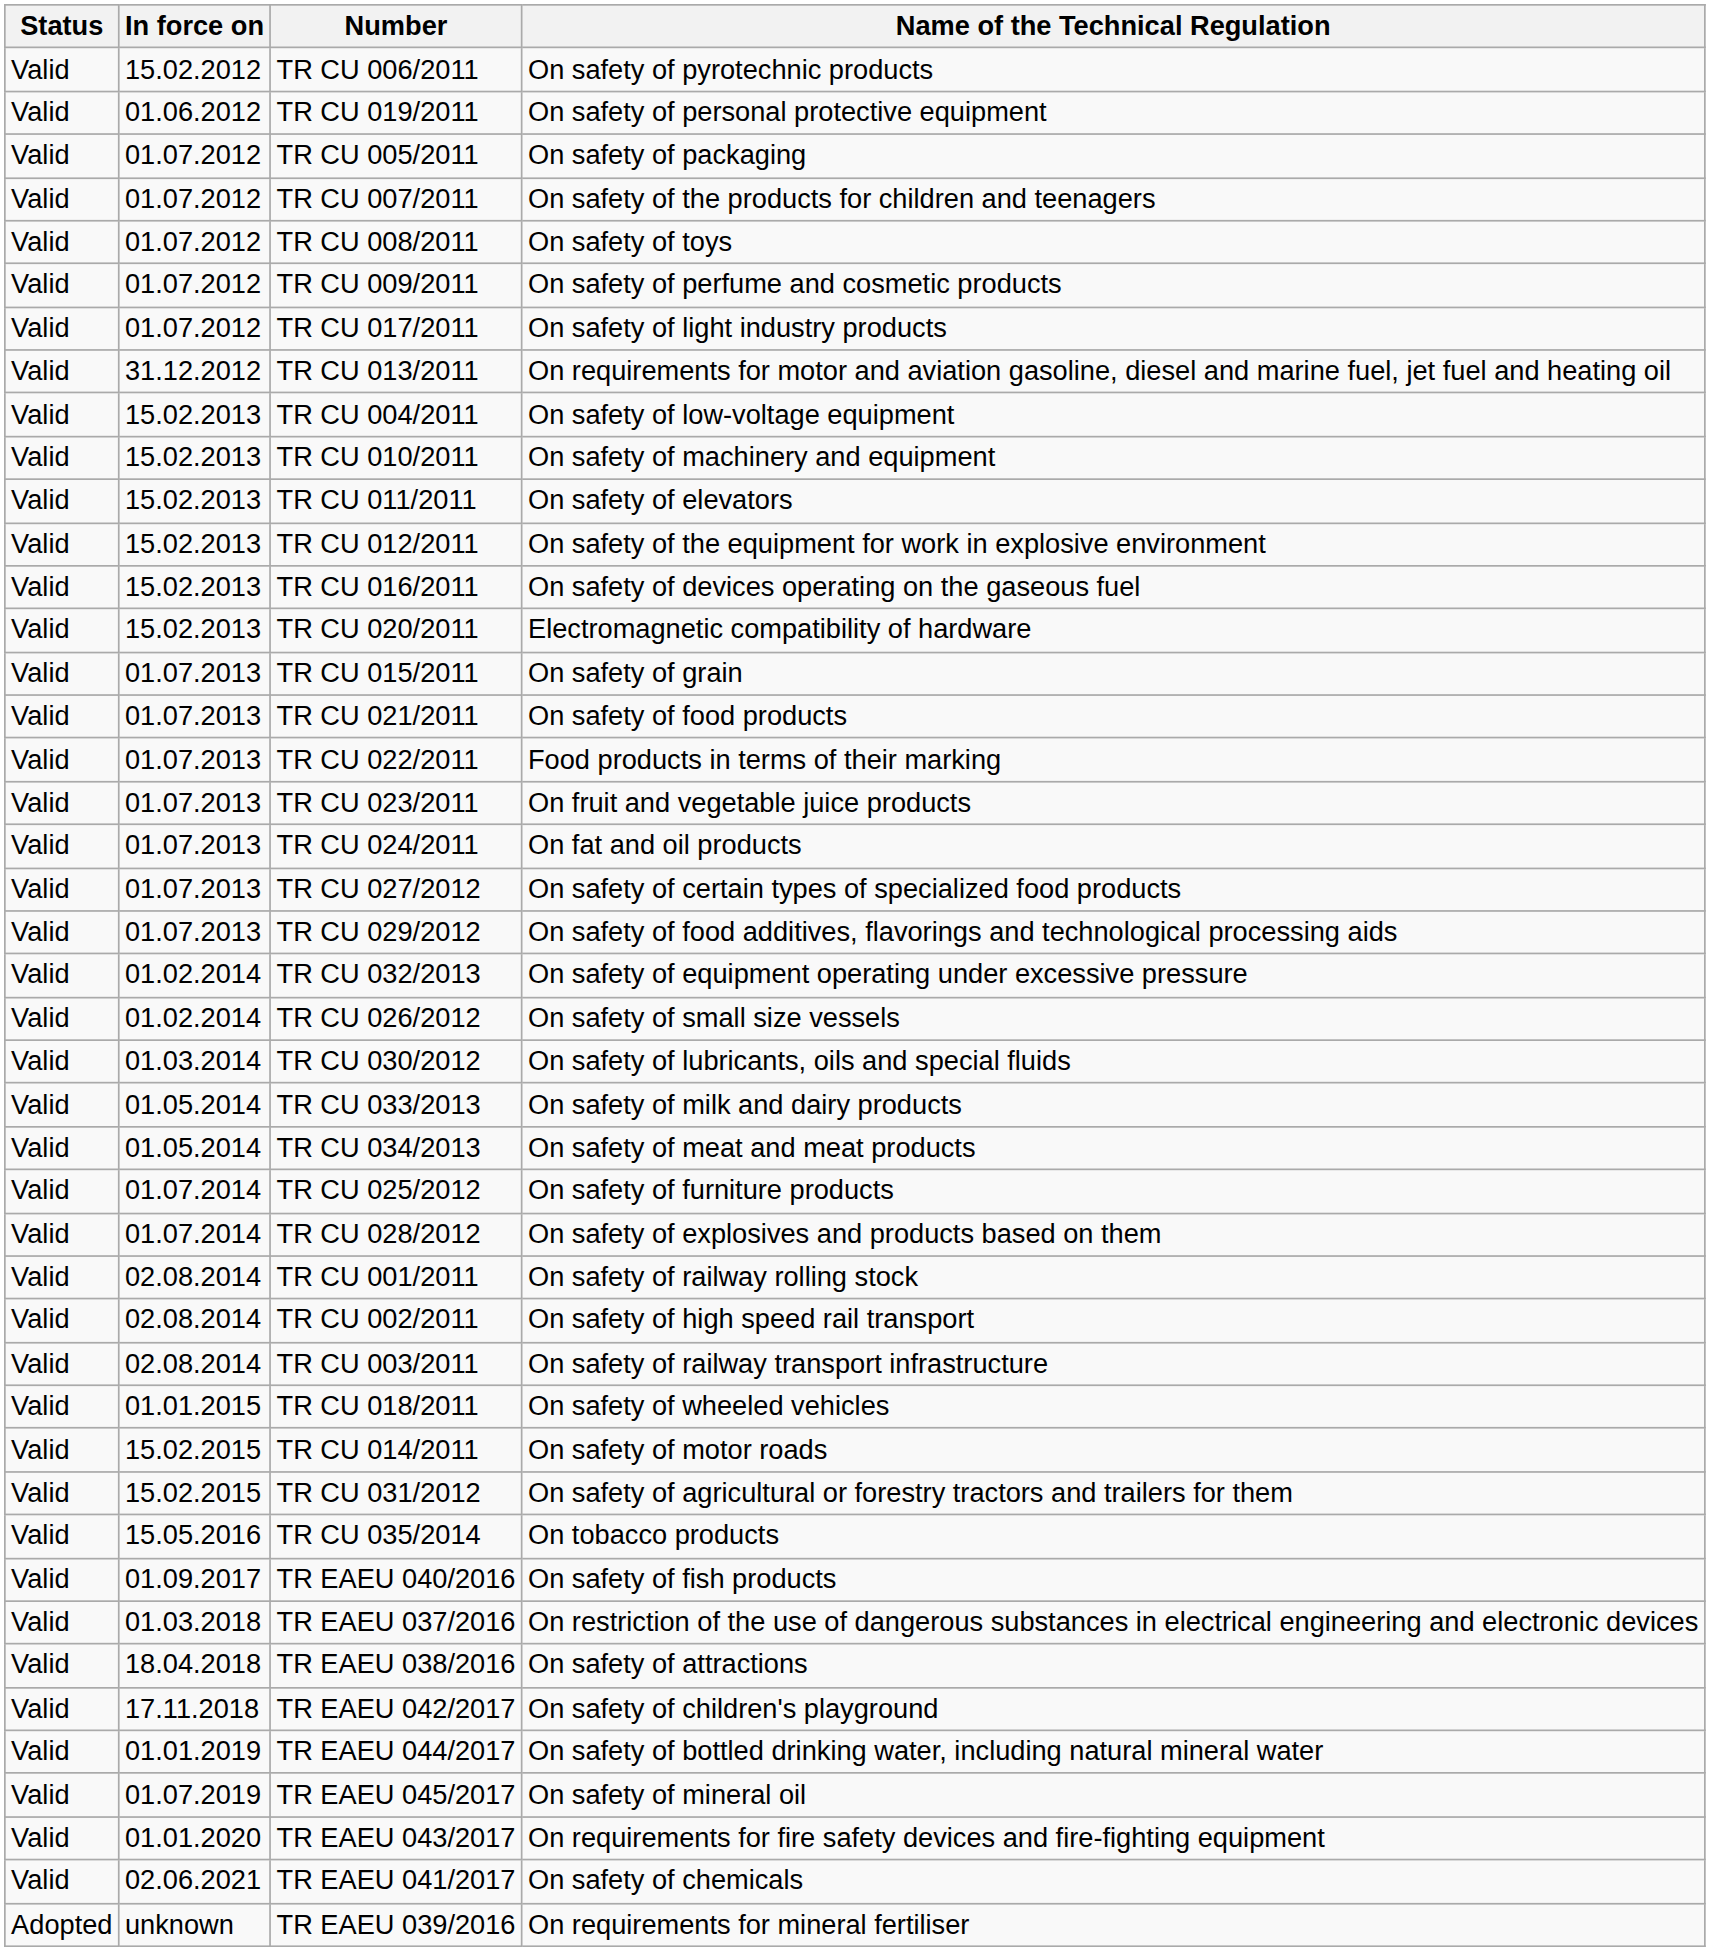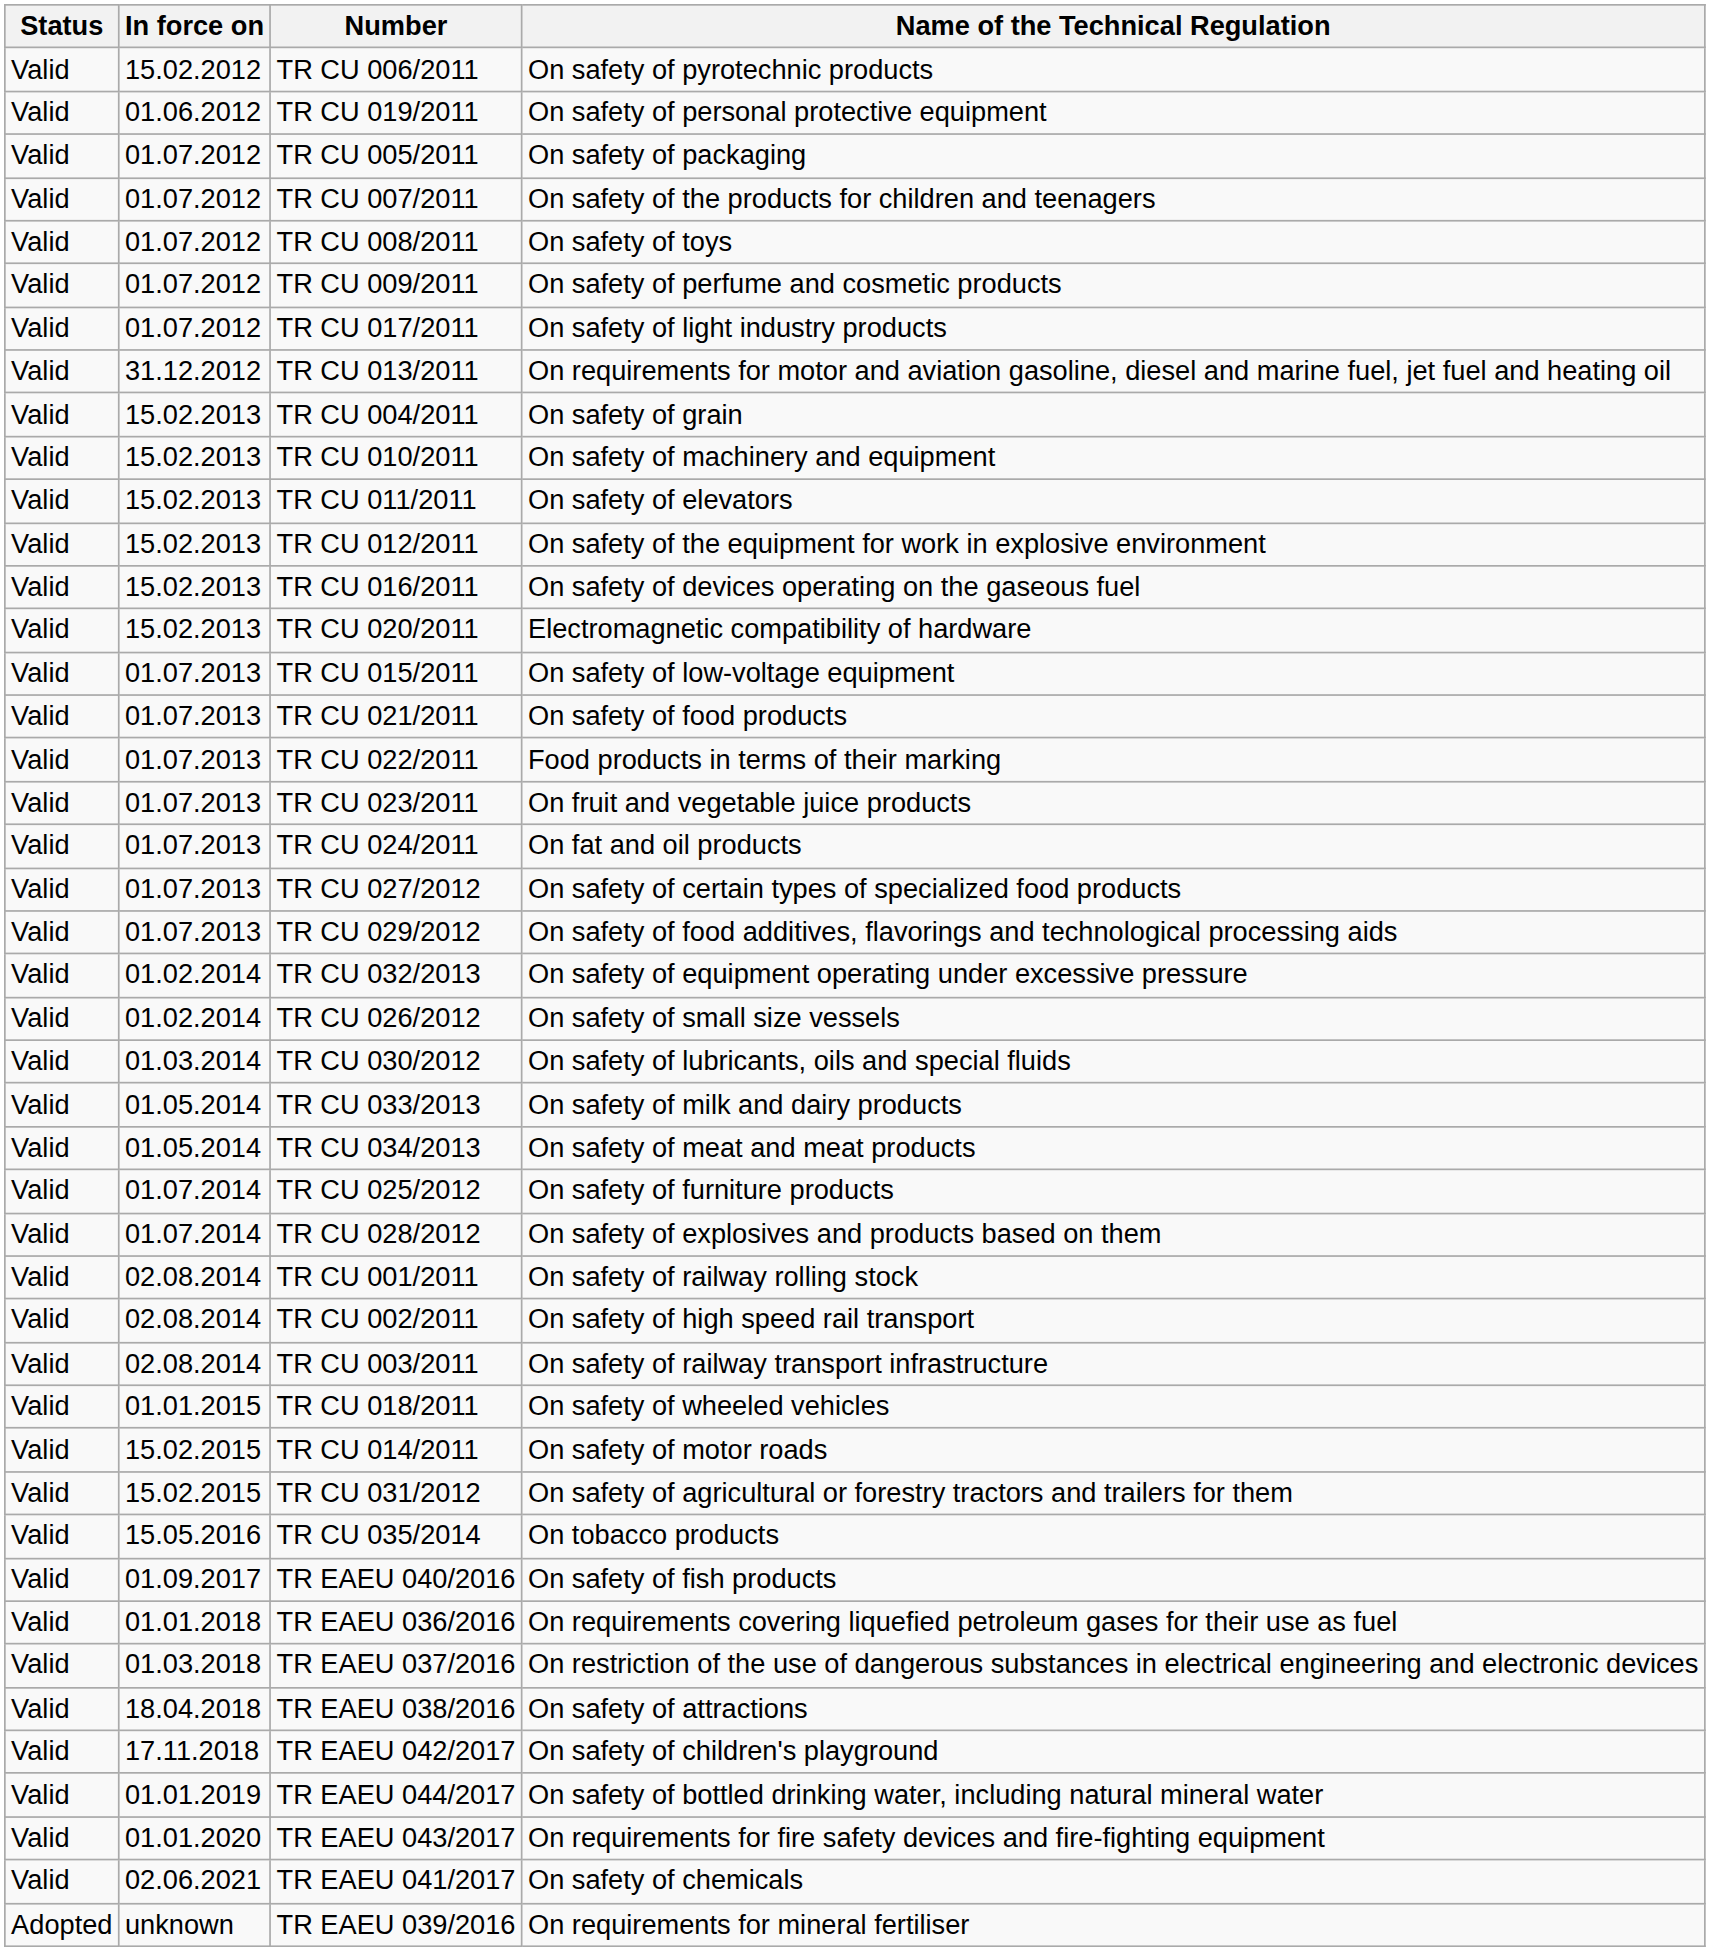(741, 414) On safety of low-voltage equipment -> (635, 414) On safety of grain
(635, 673) On safety of grain -> (741, 673) On safety of low-voltage equipment
+ row: (396, 1622)
- row: (396, 1794)
